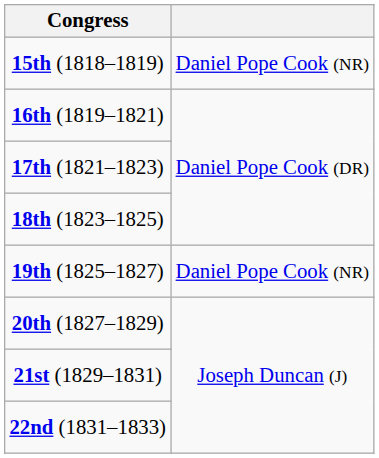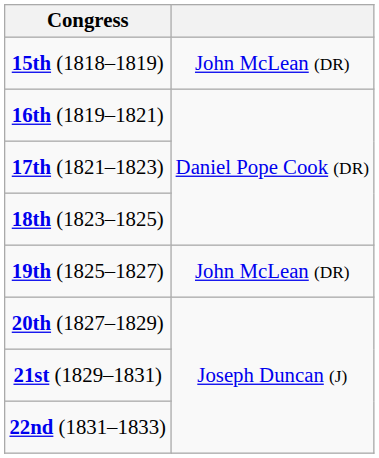(272, 63) Daniel Pope Cook (NR) -> (272, 63) John McLean (DR)
(272, 271) Daniel Pope Cook (NR) -> (272, 271) John McLean (DR)
